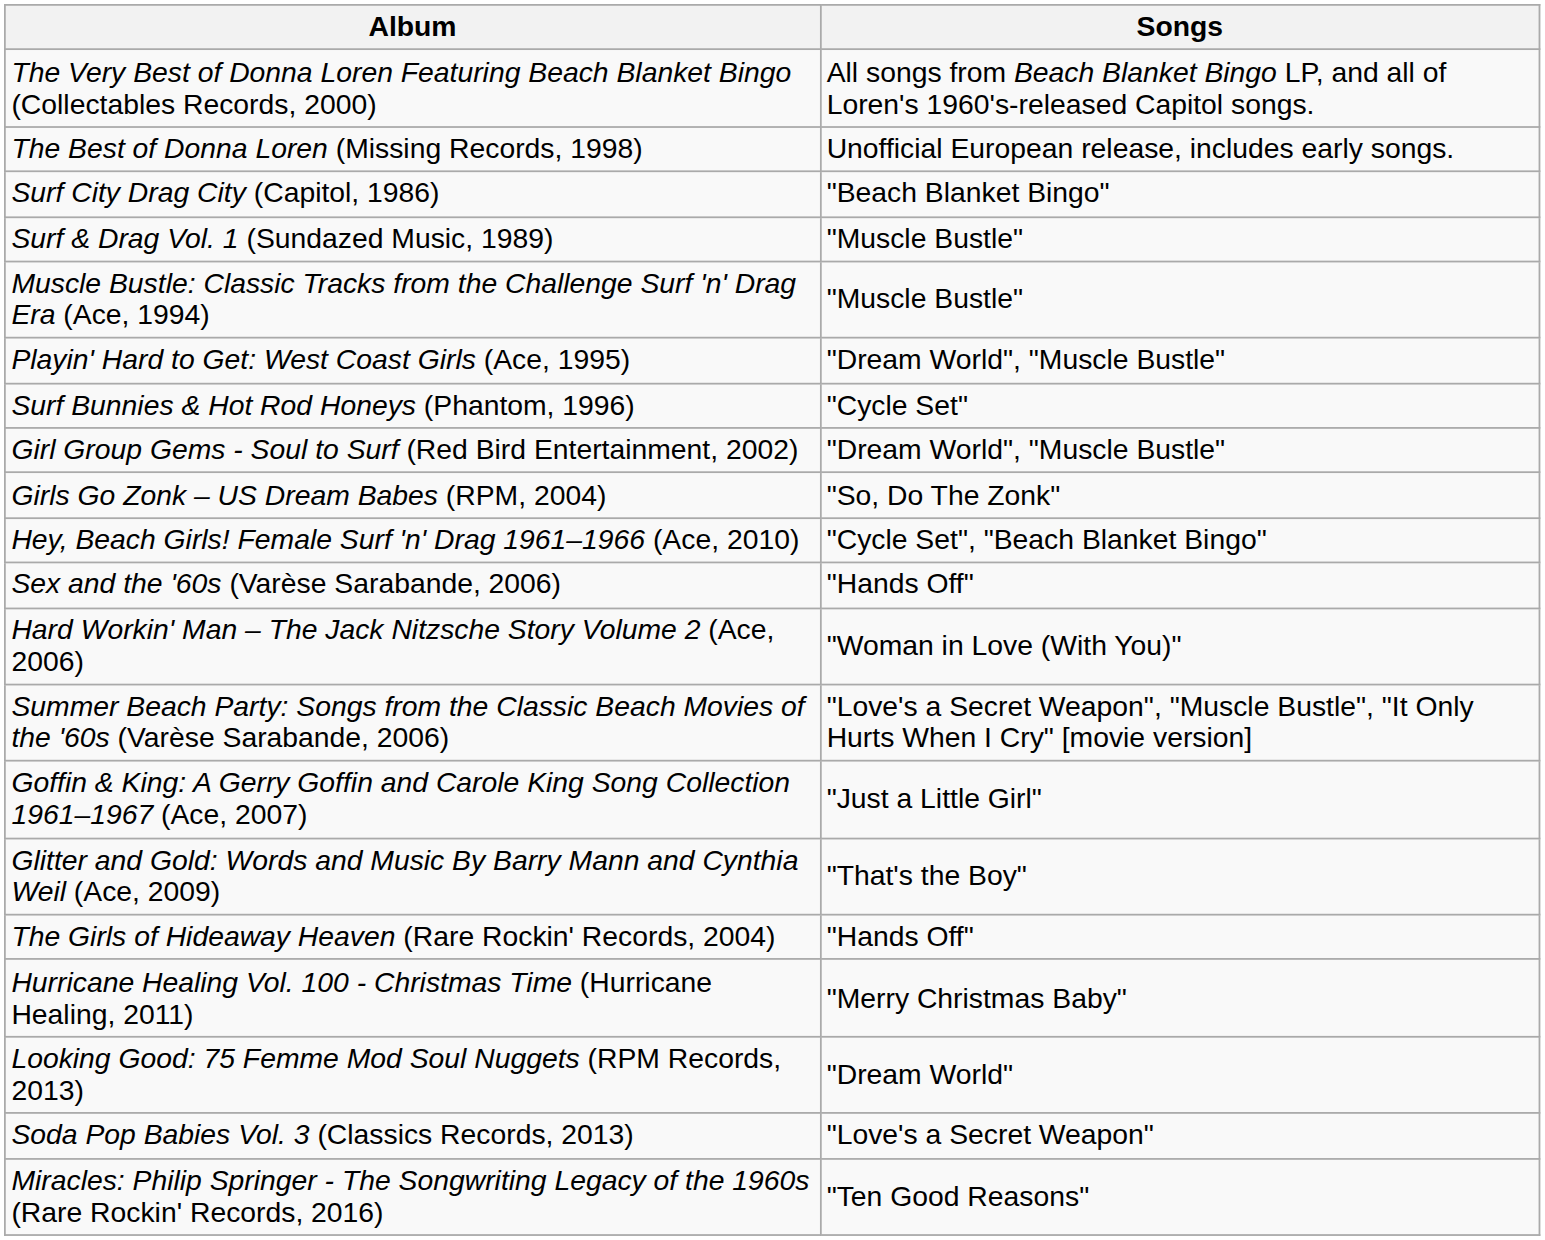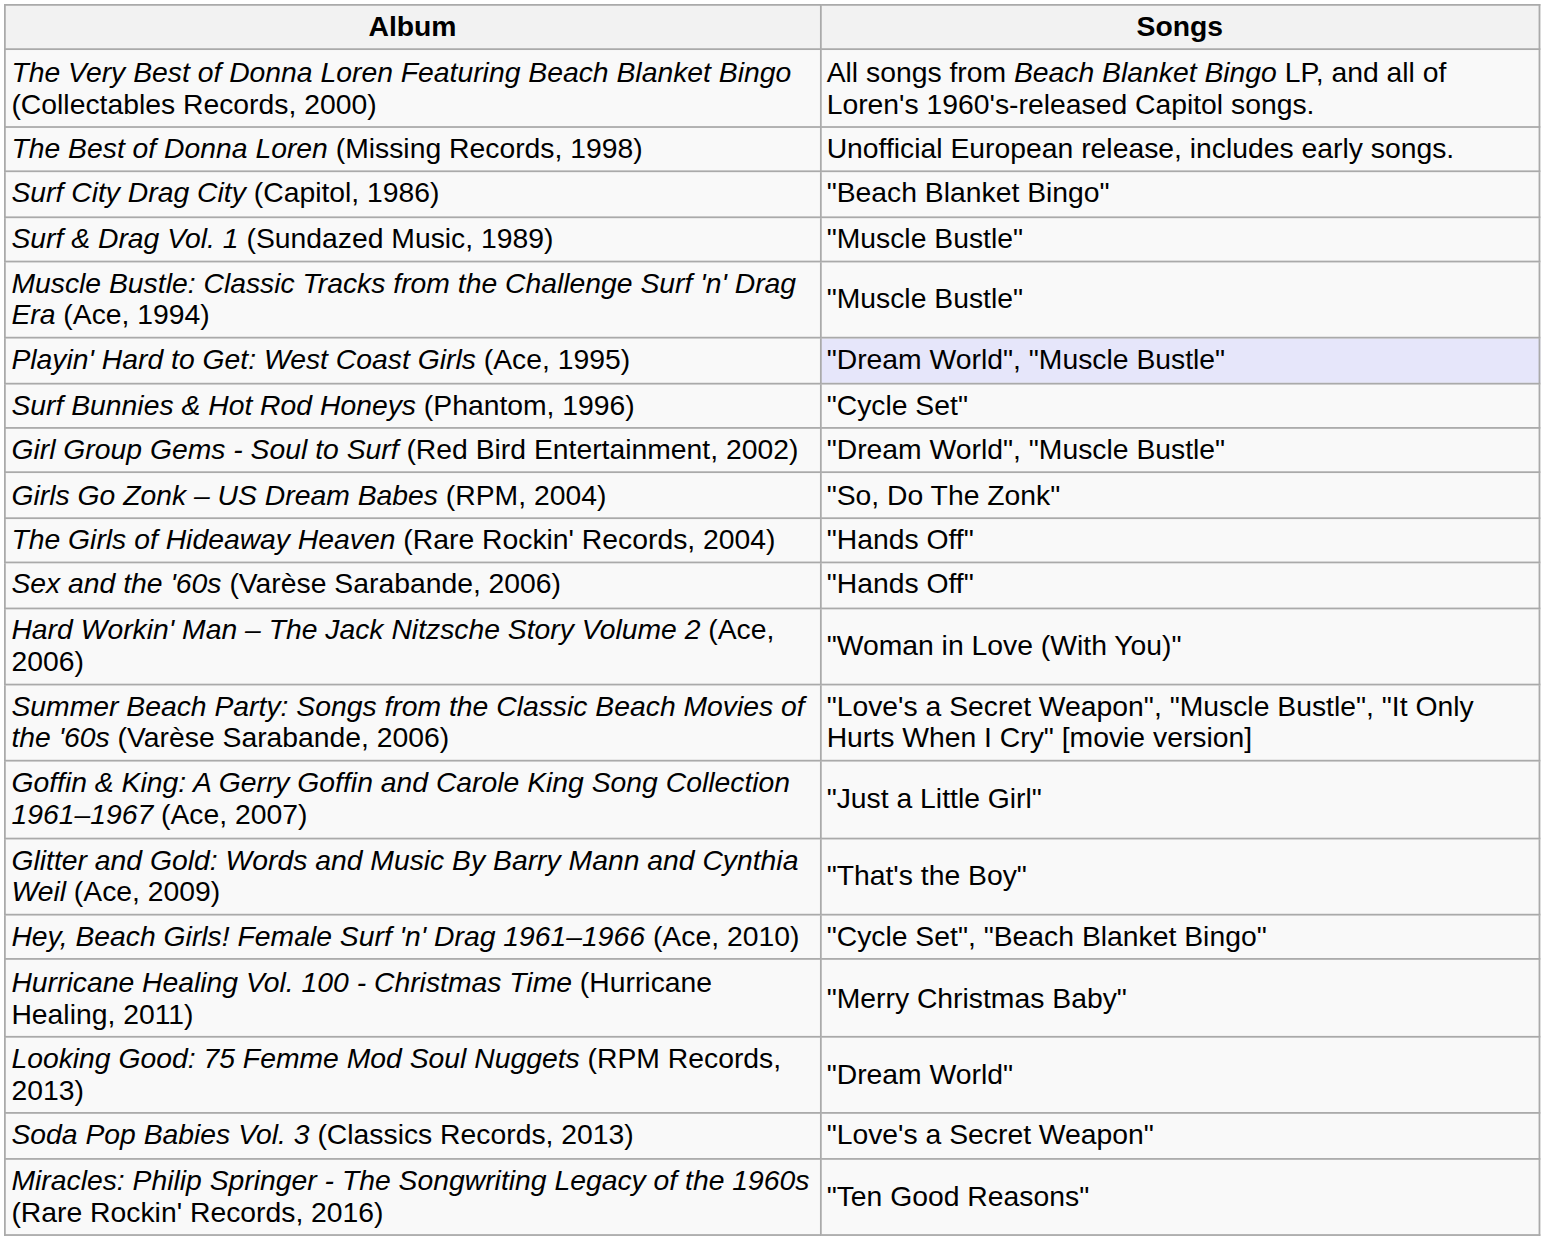(1026, 360) no background -> (1026, 360) lavender background
rows swapped: (393, 936) <-> (405, 539)
